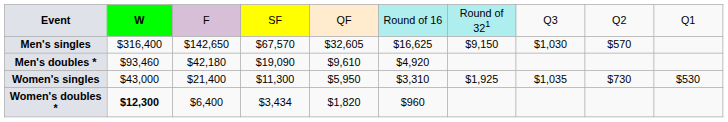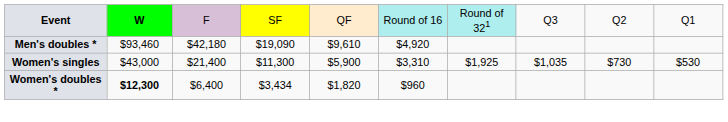- row: (56, 45)
(344, 79) $5,950 -> (344, 62) $5,900
